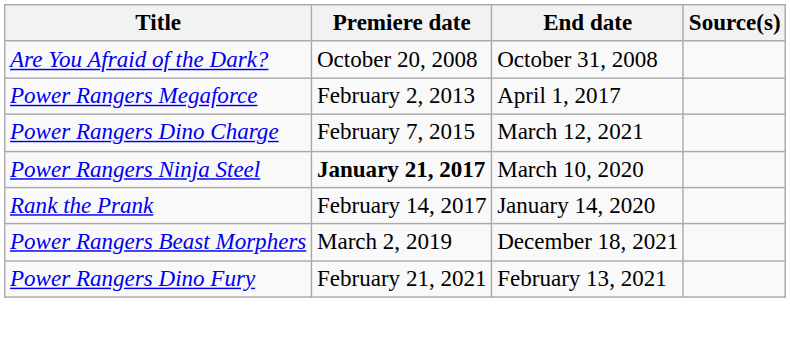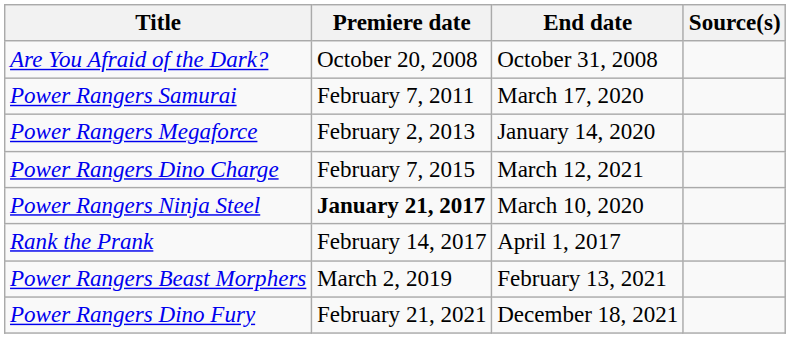+ row: (123, 95)
(559, 95) April 1, 2017 -> (576, 132) January 14, 2020
(576, 205) January 14, 2020 -> (559, 242) April 1, 2017
(588, 242) December 18, 2021 -> (582, 278) February 13, 2021
(582, 278) February 13, 2021 -> (588, 315) December 18, 2021
